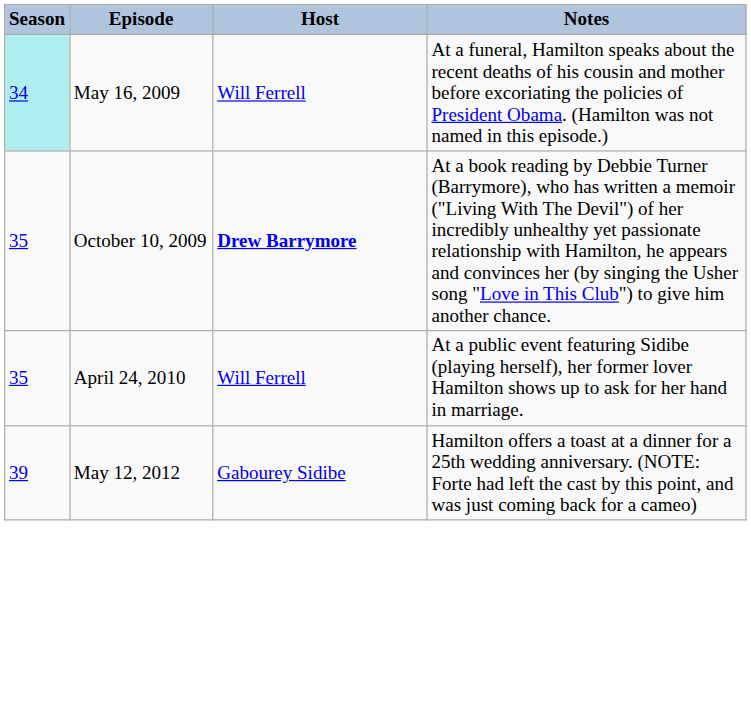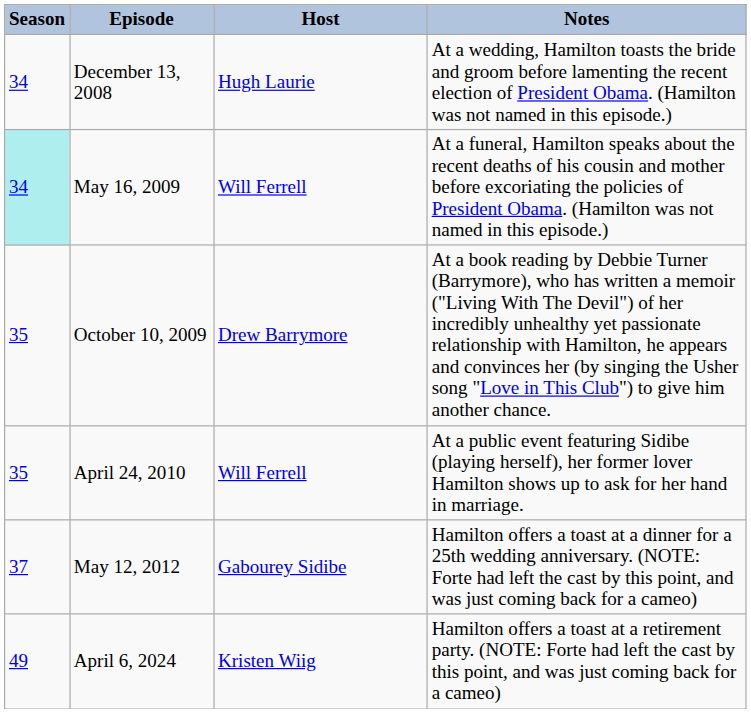+ row: (127, 81)
(287, 240) bold -> (283, 335) normal
(19, 472) 39 -> (19, 566) 37
+ row: (125, 661)
